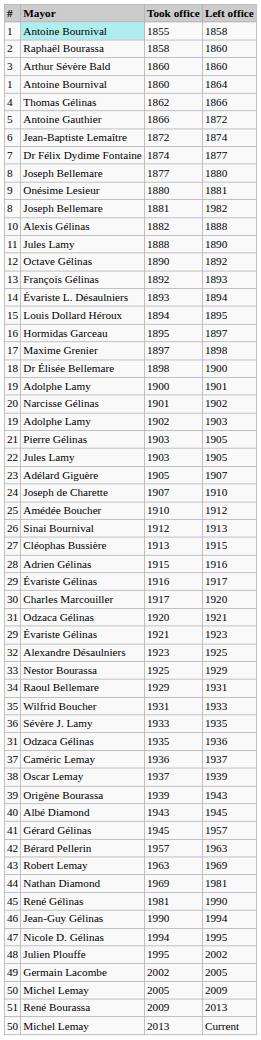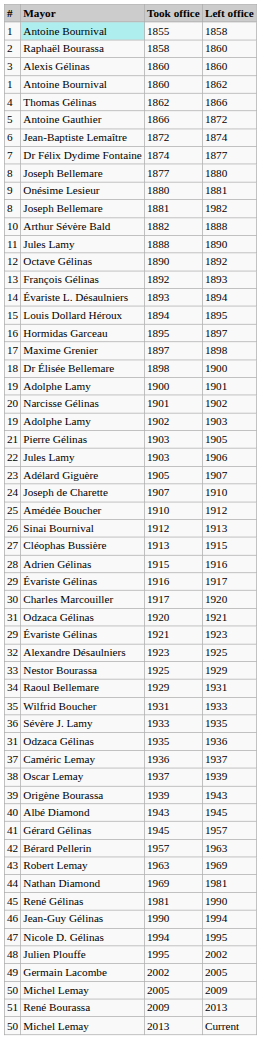(67, 66) Arthur Sévère Bald -> (56, 66) Alexis Gélinas
(216, 84) 1864 -> (216, 84) 1862
(56, 226) Alexis Gélinas -> (67, 226) Arthur Sévère Bald
(216, 457) 1905 -> (216, 457) 1906
